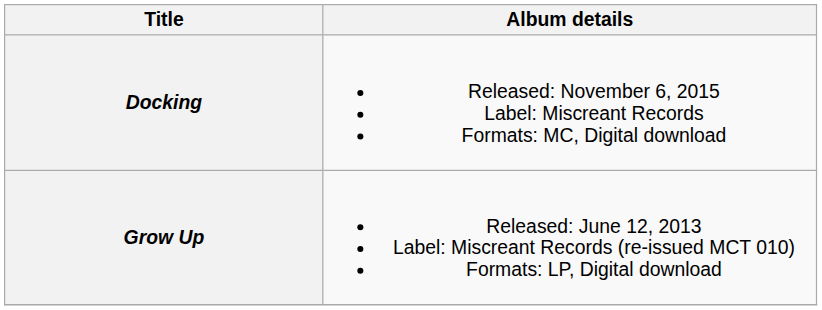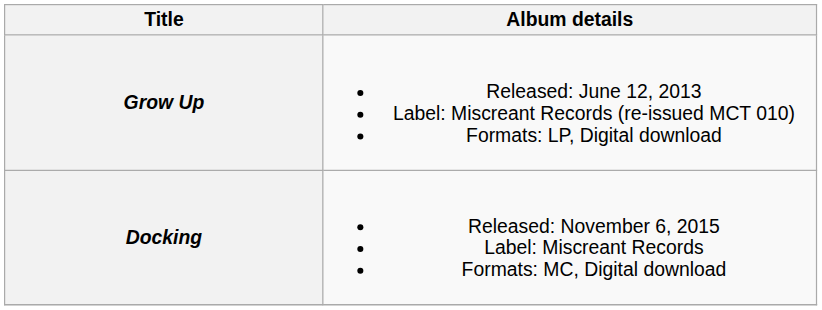rows swapped: (164, 237) <-> (164, 102)
